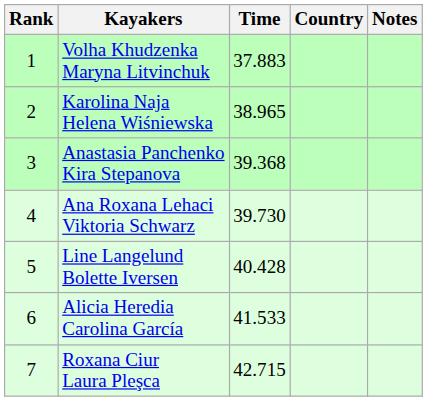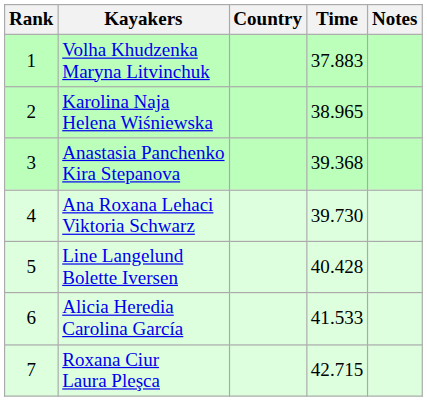columns swapped: (329, 19) <-> (259, 19)
